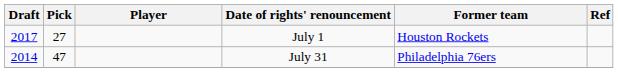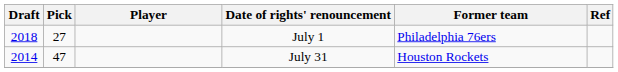(24, 36) 2017 -> (24, 36) 2018
(443, 36) Houston Rockets -> (447, 36) Philadelphia 76ers
(447, 57) Philadelphia 76ers -> (443, 57) Houston Rockets
